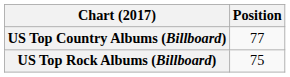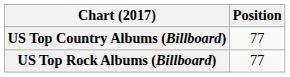(257, 60) 75 -> (257, 60) 77
